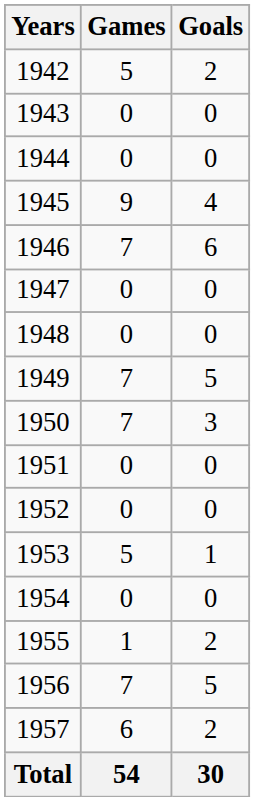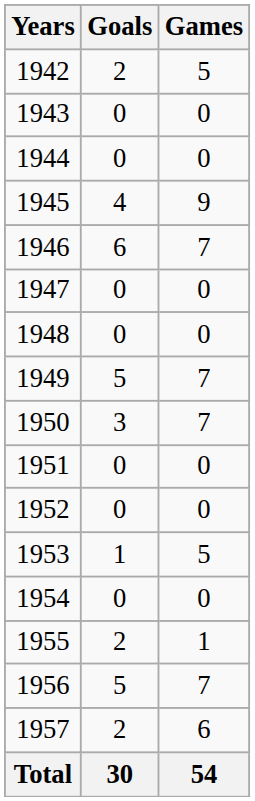columns swapped: (126, 26) <-> (211, 26)
